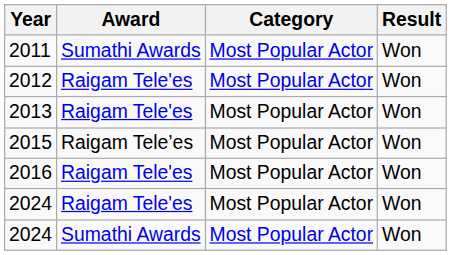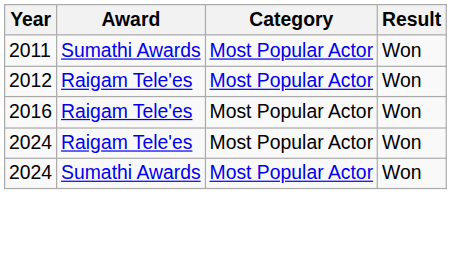- row: (31, 111)
- row: (31, 142)
